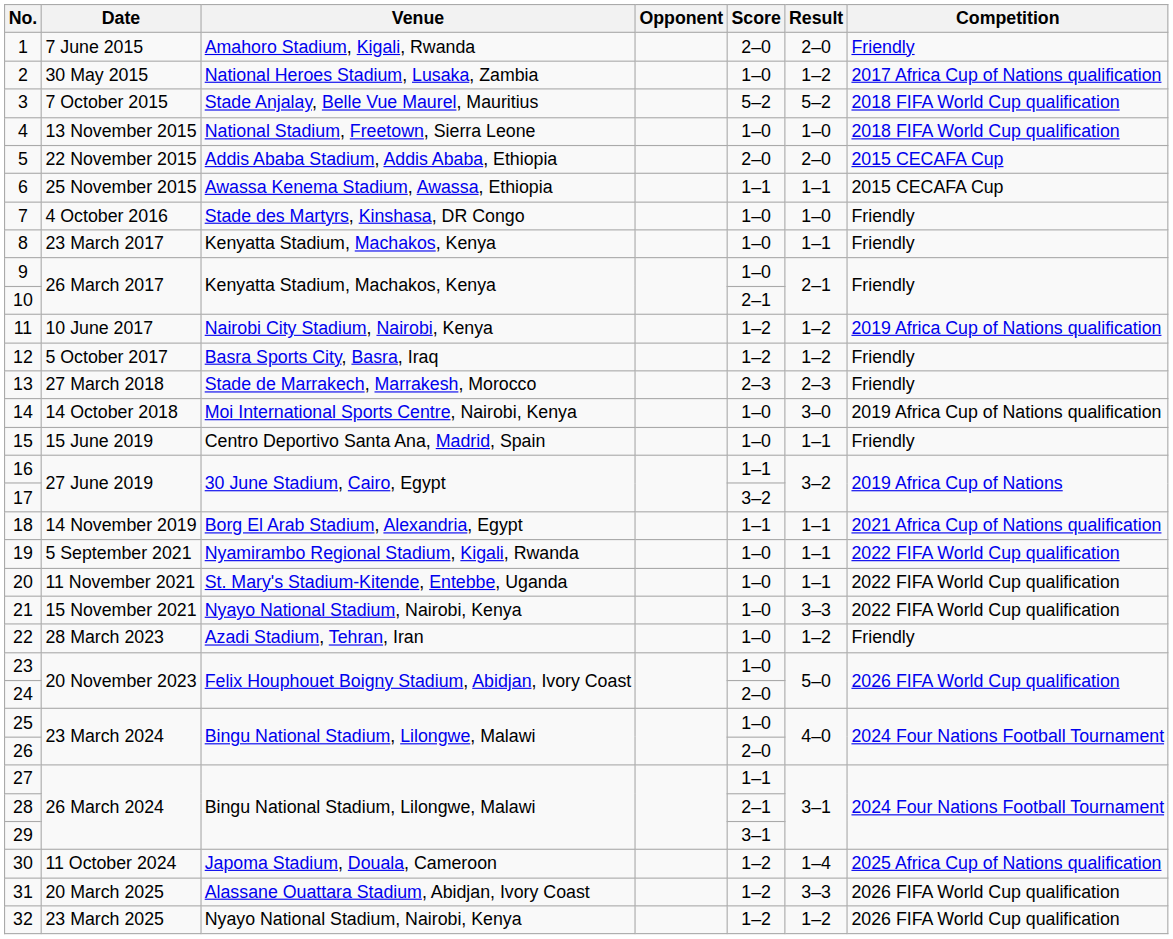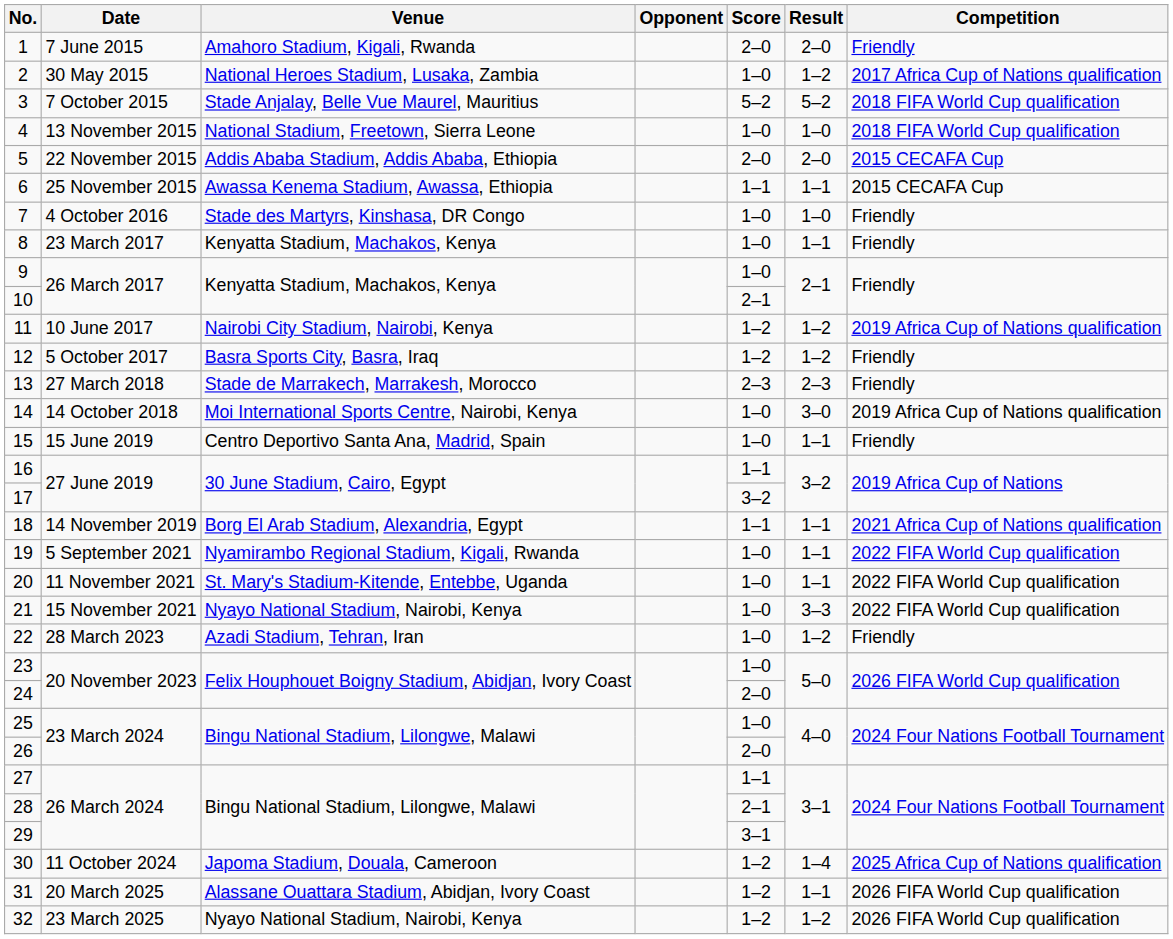(816, 891) 3–3 -> (816, 891) 1–1
